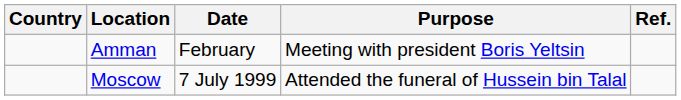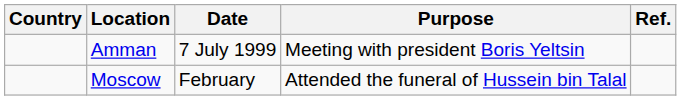(217, 49) February -> (228, 49) 7 July 1999
(228, 79) 7 July 1999 -> (217, 79) February
